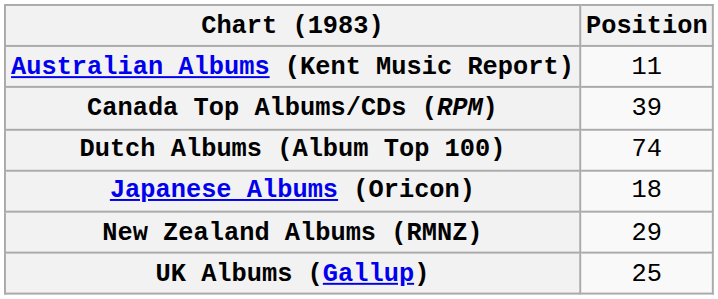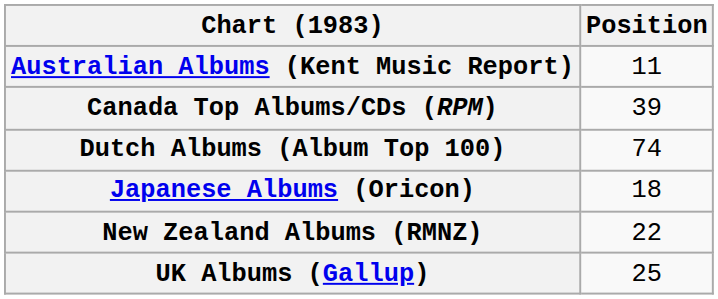(647, 232) 29 -> (647, 232) 22
